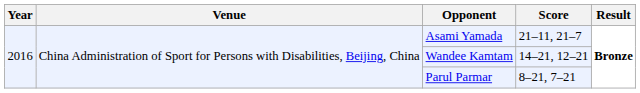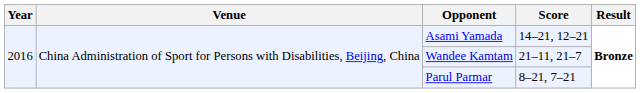(550, 36) 21–11, 21–7 -> (554, 36) 14–21, 12–21
(554, 57) 14–21, 12–21 -> (550, 57) 21–11, 21–7
